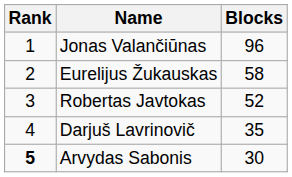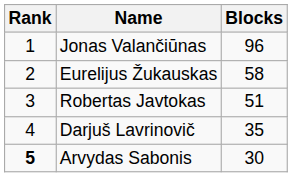(254, 102) 52 -> (254, 102) 51
